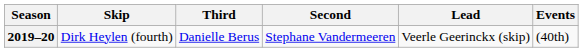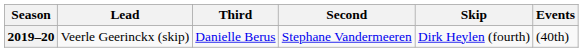columns swapped: (117, 15) <-> (466, 15)
